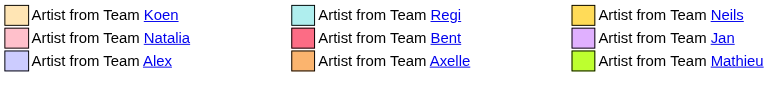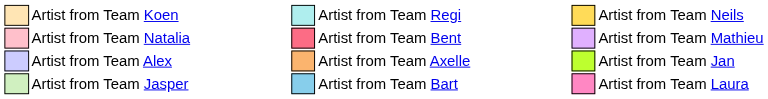(667, 38) Artist from Team Jan -> (681, 38) Artist from Team Mathieu
(681, 60) Artist from Team Mathieu -> (667, 60) Artist from Team Jan
+ row: (110, 83)
